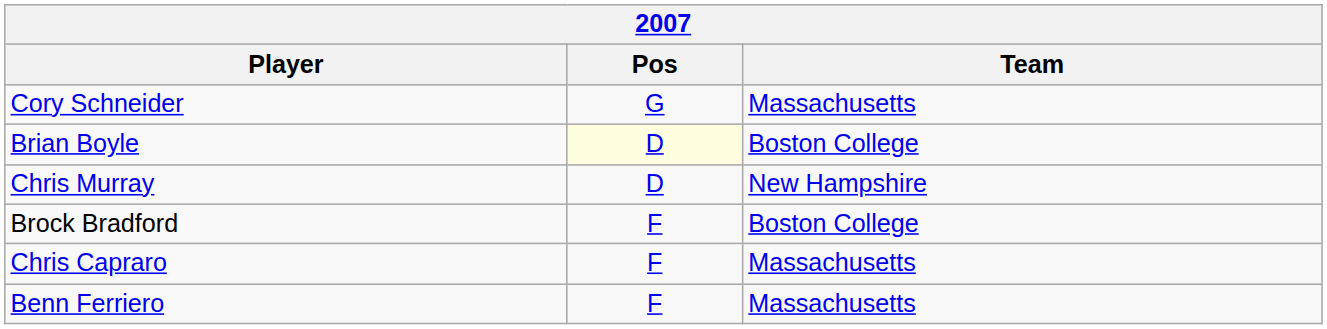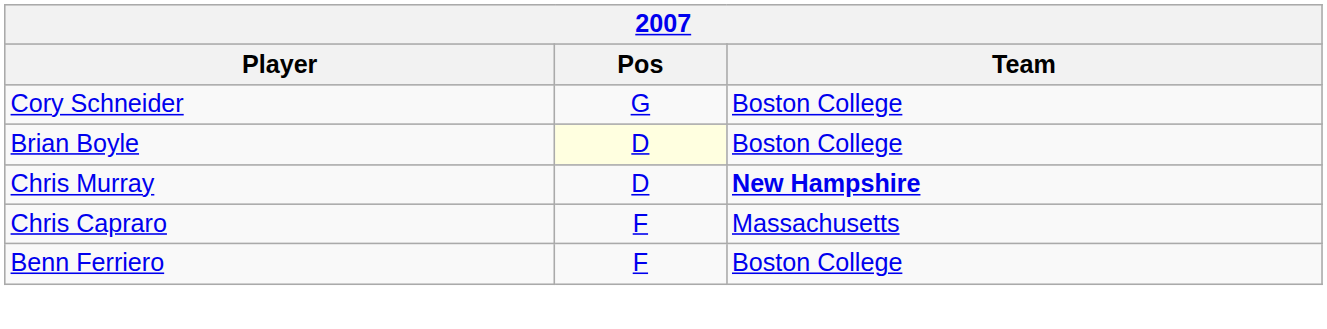(832, 104) Massachusetts -> (817, 104) Boston College
(838, 183) normal -> (826, 183) bold
- row: (94, 223)
(832, 303) Massachusetts -> (817, 263) Boston College
